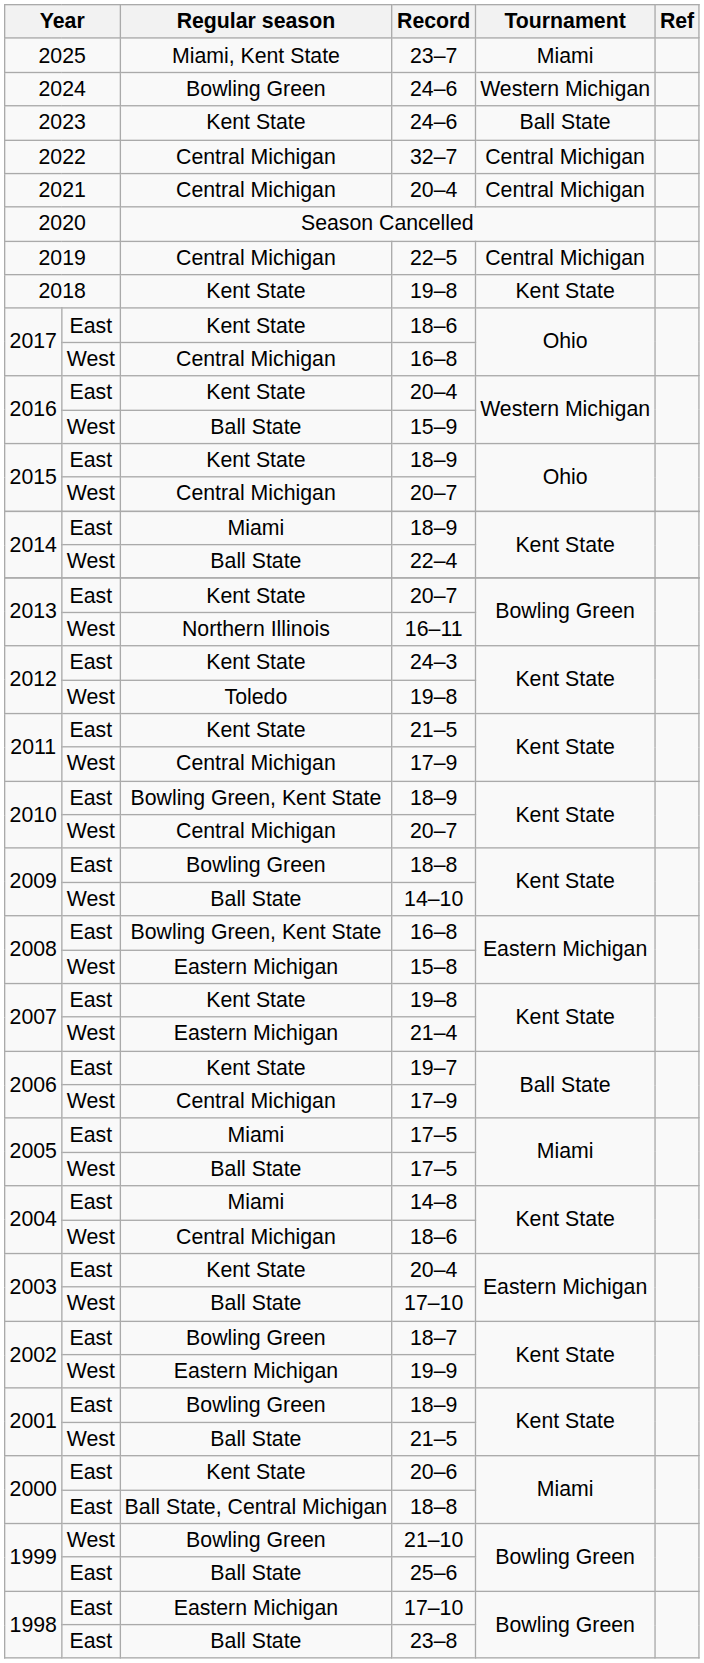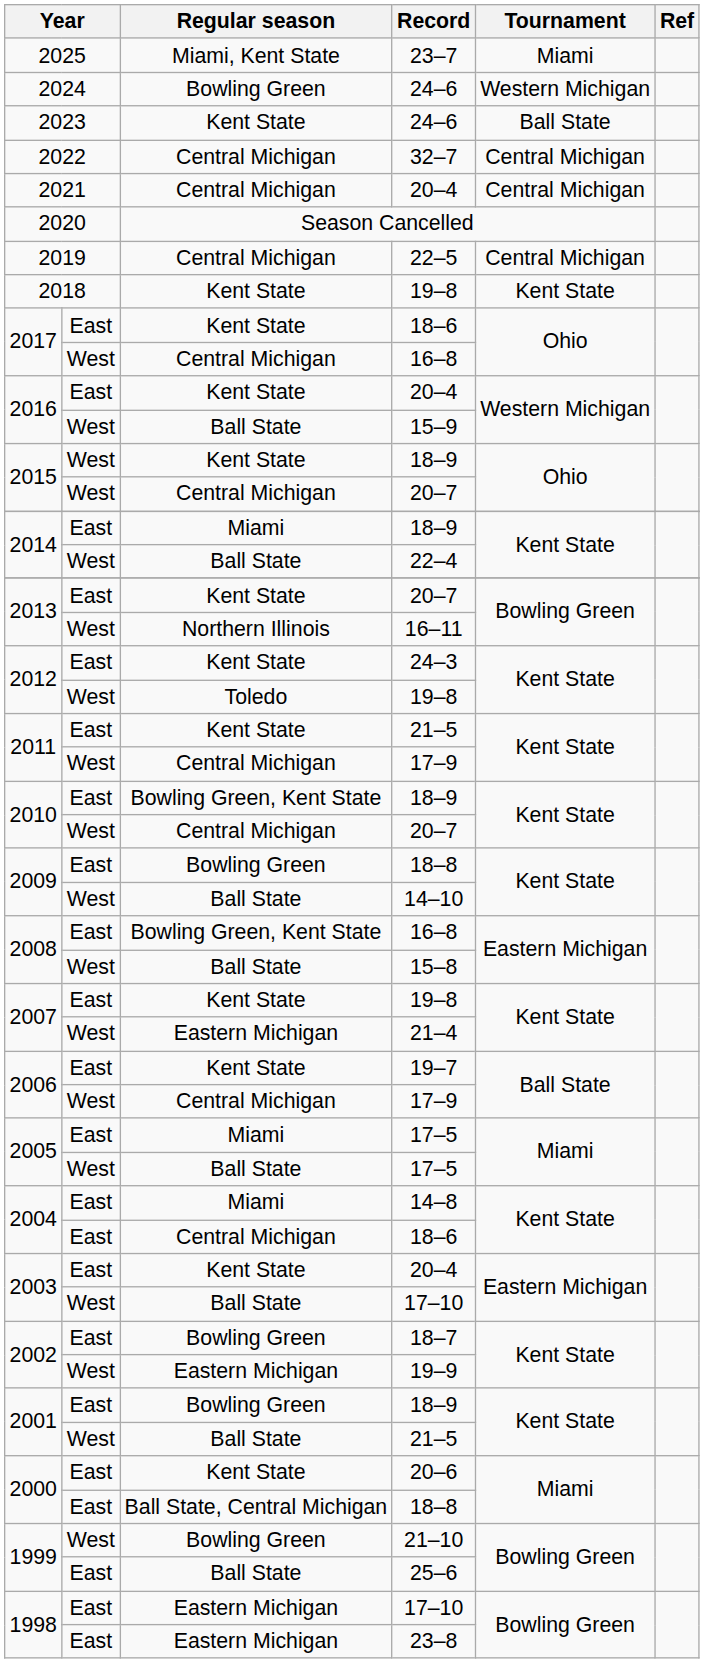(91, 460) East -> (91, 460) West
(256, 966) Eastern Michigan -> (256, 966) Ball State
(91, 1236) West -> (91, 1236) East
(256, 1641) Ball State -> (256, 1641) Eastern Michigan
